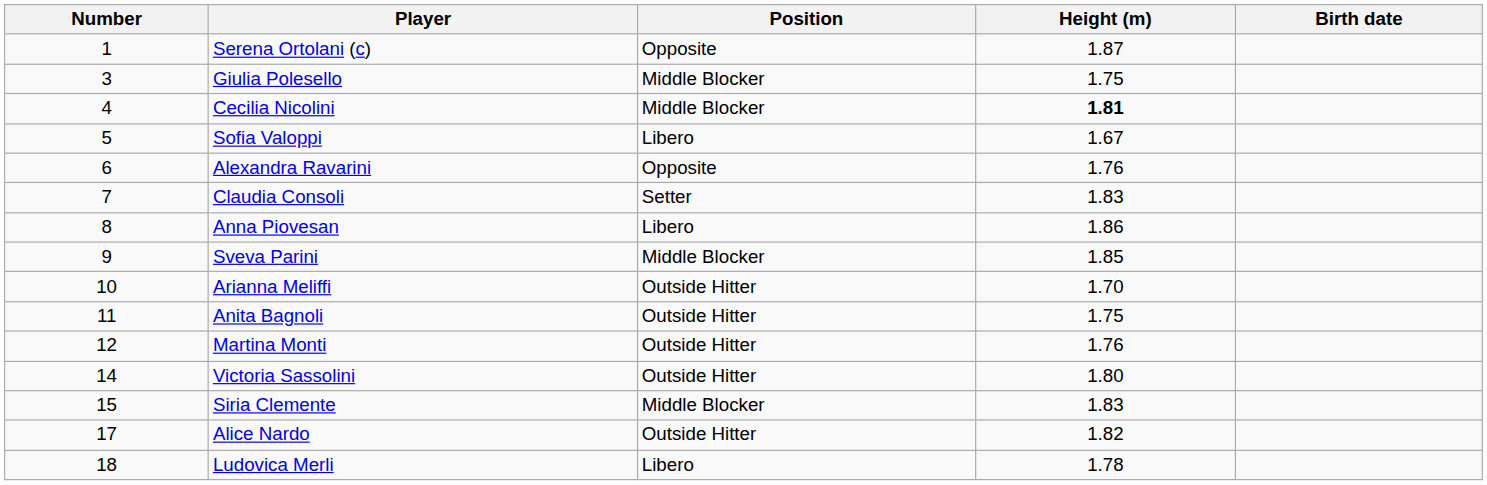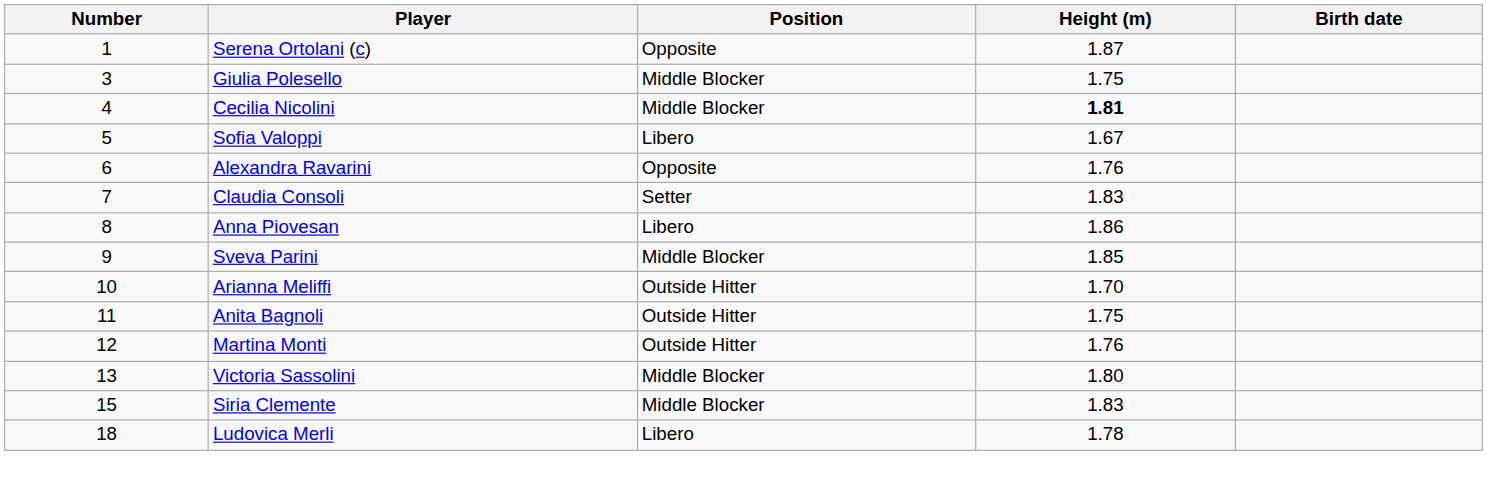(107, 375) 14 -> (107, 375) 13
(699, 375) Outside Hitter -> (703, 375) Middle Blocker
- row: (261, 434)
